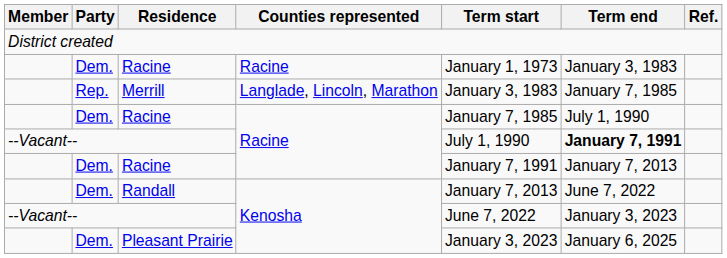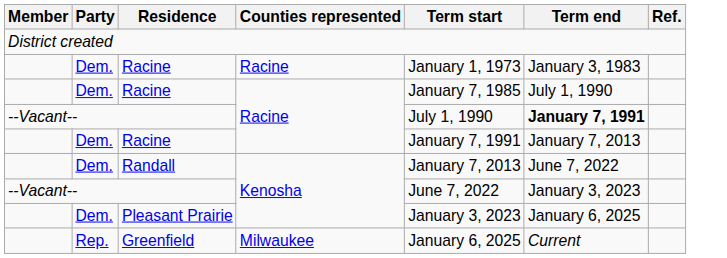- row: (143, 91)
+ row: (158, 240)
